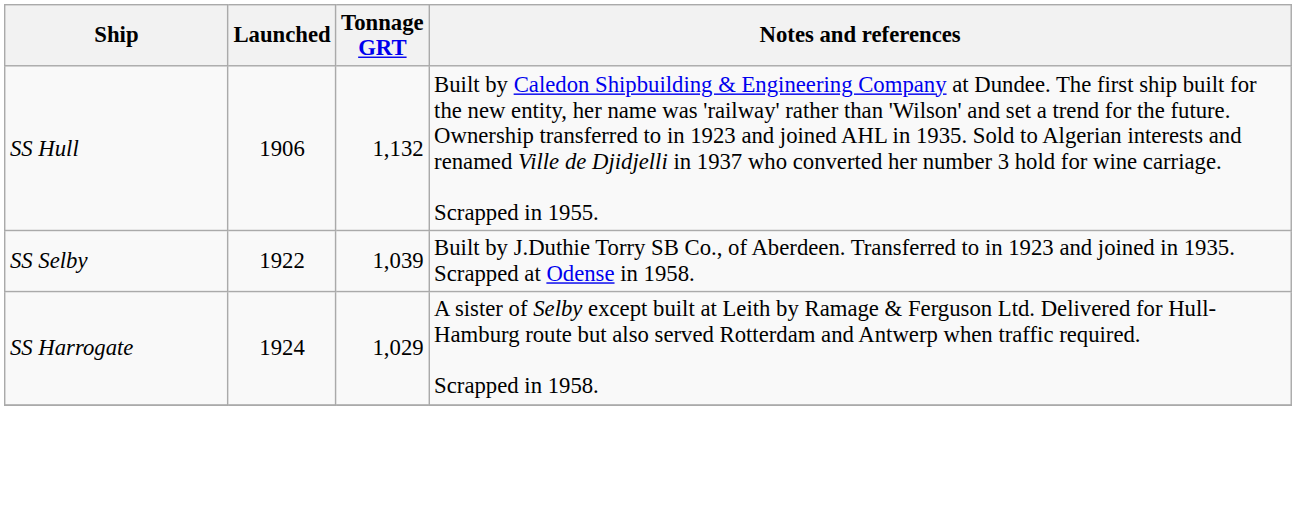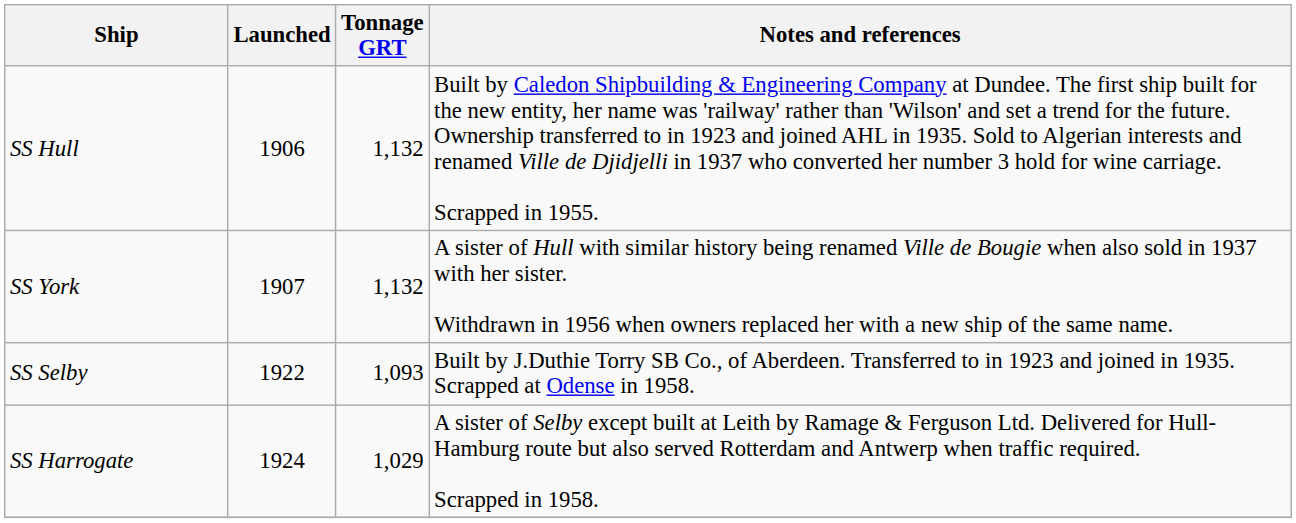+ row: (45, 286)
(398, 260) 1,039 -> (398, 373) 1,093
